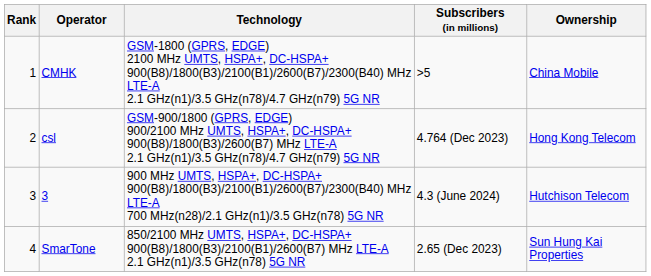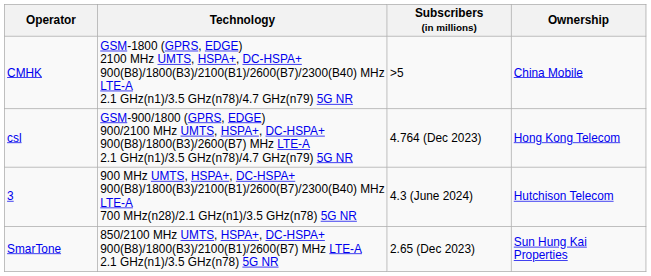- column: (22, 20)
